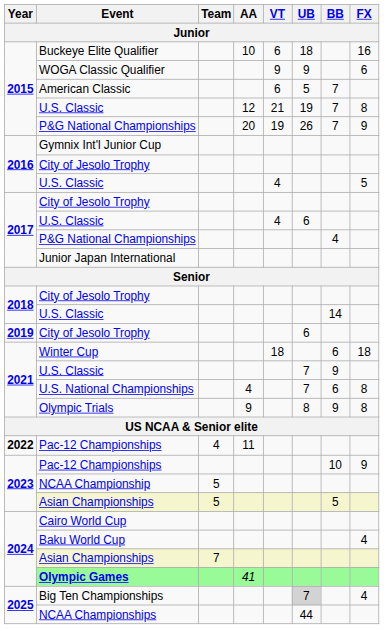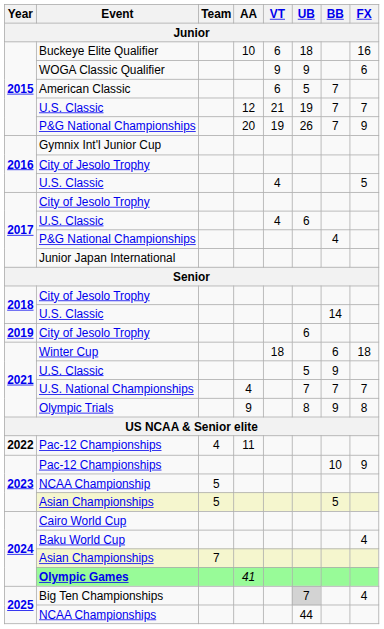(364, 108) 8 -> (364, 108) 7
(306, 371) 7 -> (306, 371) 5
(335, 389) 6 -> (335, 389) 7
(364, 389) 8 -> (364, 389) 7
